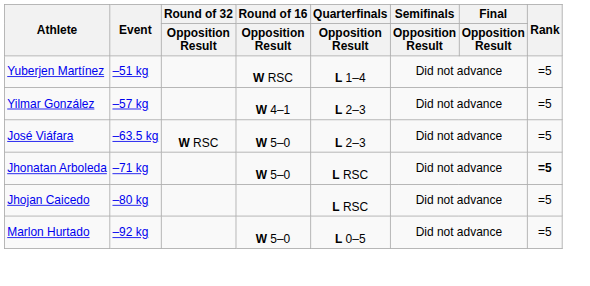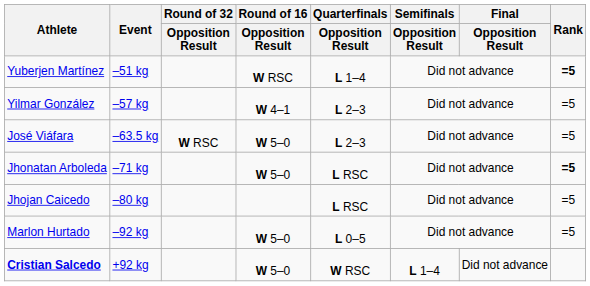(545, 72) normal -> (568, 72) bold
+ row: (54, 265)
